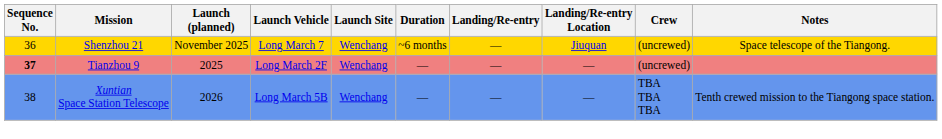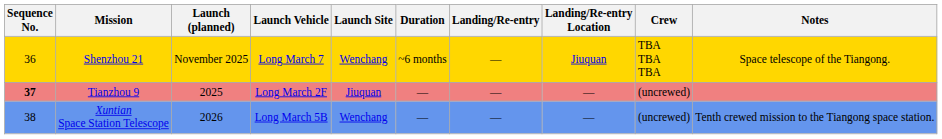(664, 45) (uncrewed) -> (649, 59) TBA TBA TBA
(363, 64) Wenchang -> (363, 91) Jiuquan
(649, 96) TBA TBA TBA -> (664, 117) (uncrewed)
